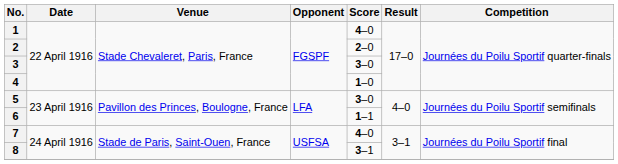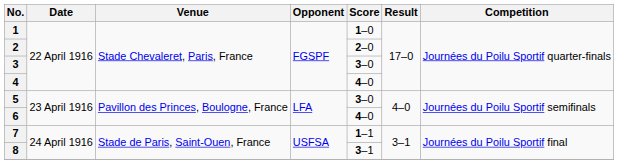(364, 30) 4–0 -> (364, 30) 1–0
(364, 82) 1–0 -> (364, 82) 4–0
(364, 116) 1–1 -> (364, 116) 4–0
(364, 133) 4–0 -> (364, 133) 1–1
